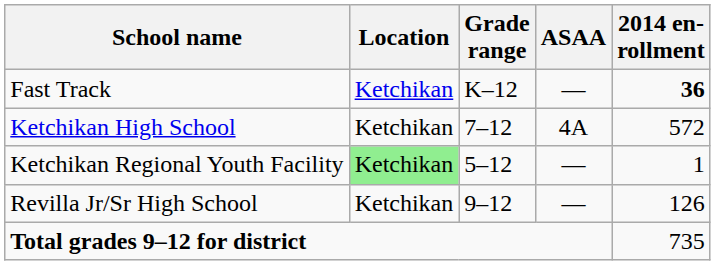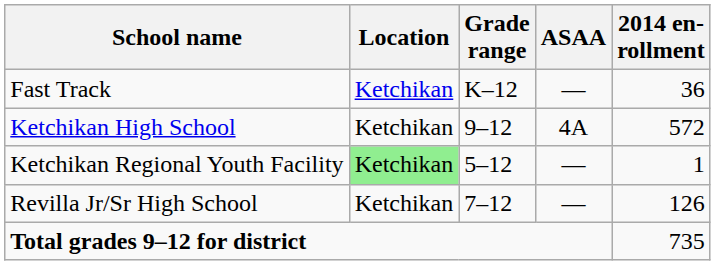(693, 88) bold -> (693, 88) normal
(488, 126) 7–12 -> (488, 126) 9–12
(488, 202) 9–12 -> (488, 202) 7–12
